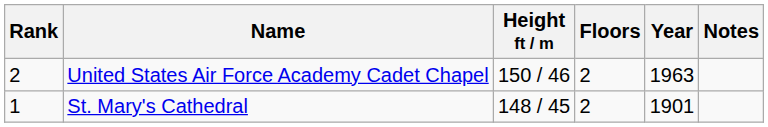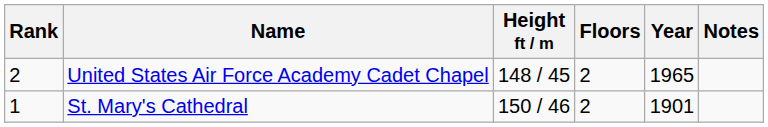(534, 74) 150 / 46 -> (534, 74) 148 / 45
(672, 74) 1963 -> (672, 74) 1965
(534, 106) 148 / 45 -> (534, 106) 150 / 46
